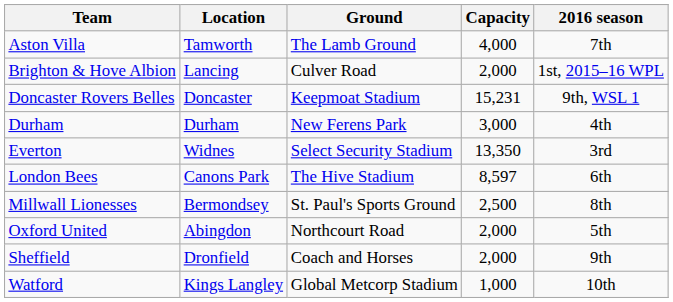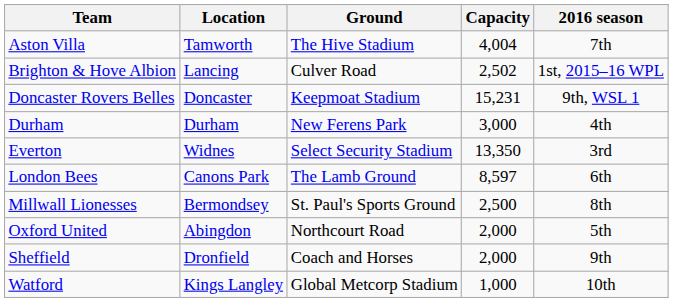(353, 44) The Lamb Ground -> (352, 44) The Hive Stadium
(498, 44) 4,000 -> (498, 44) 4,004
(498, 71) 2,000 -> (498, 71) 2,502
(352, 177) The Hive Stadium -> (353, 177) The Lamb Ground
